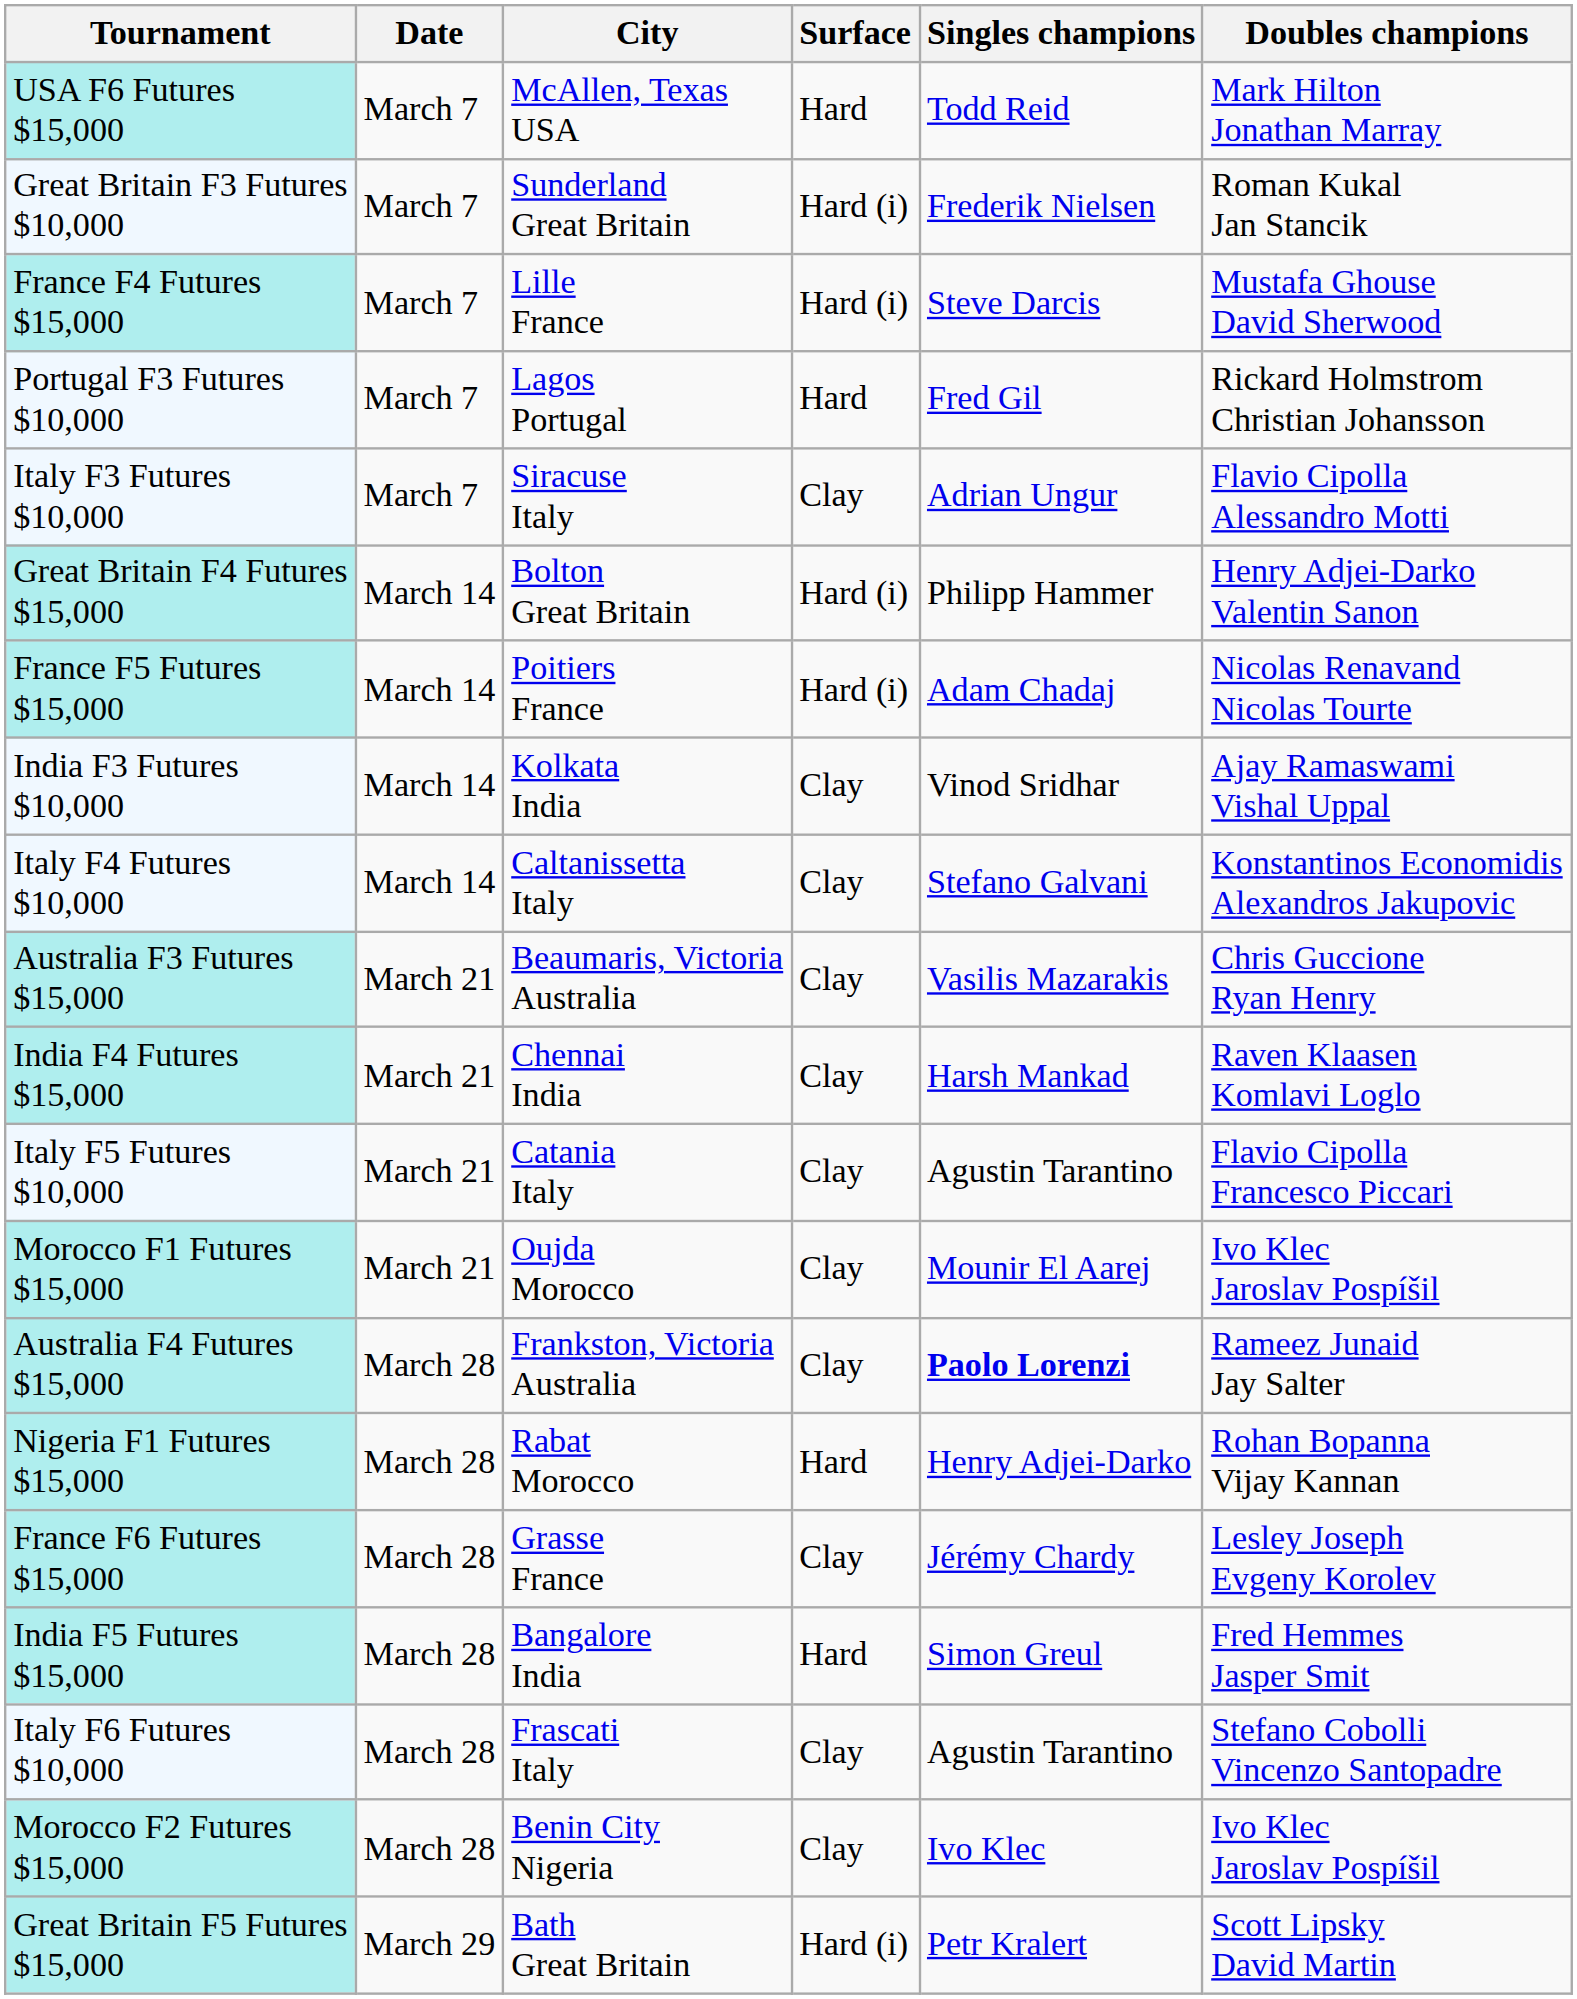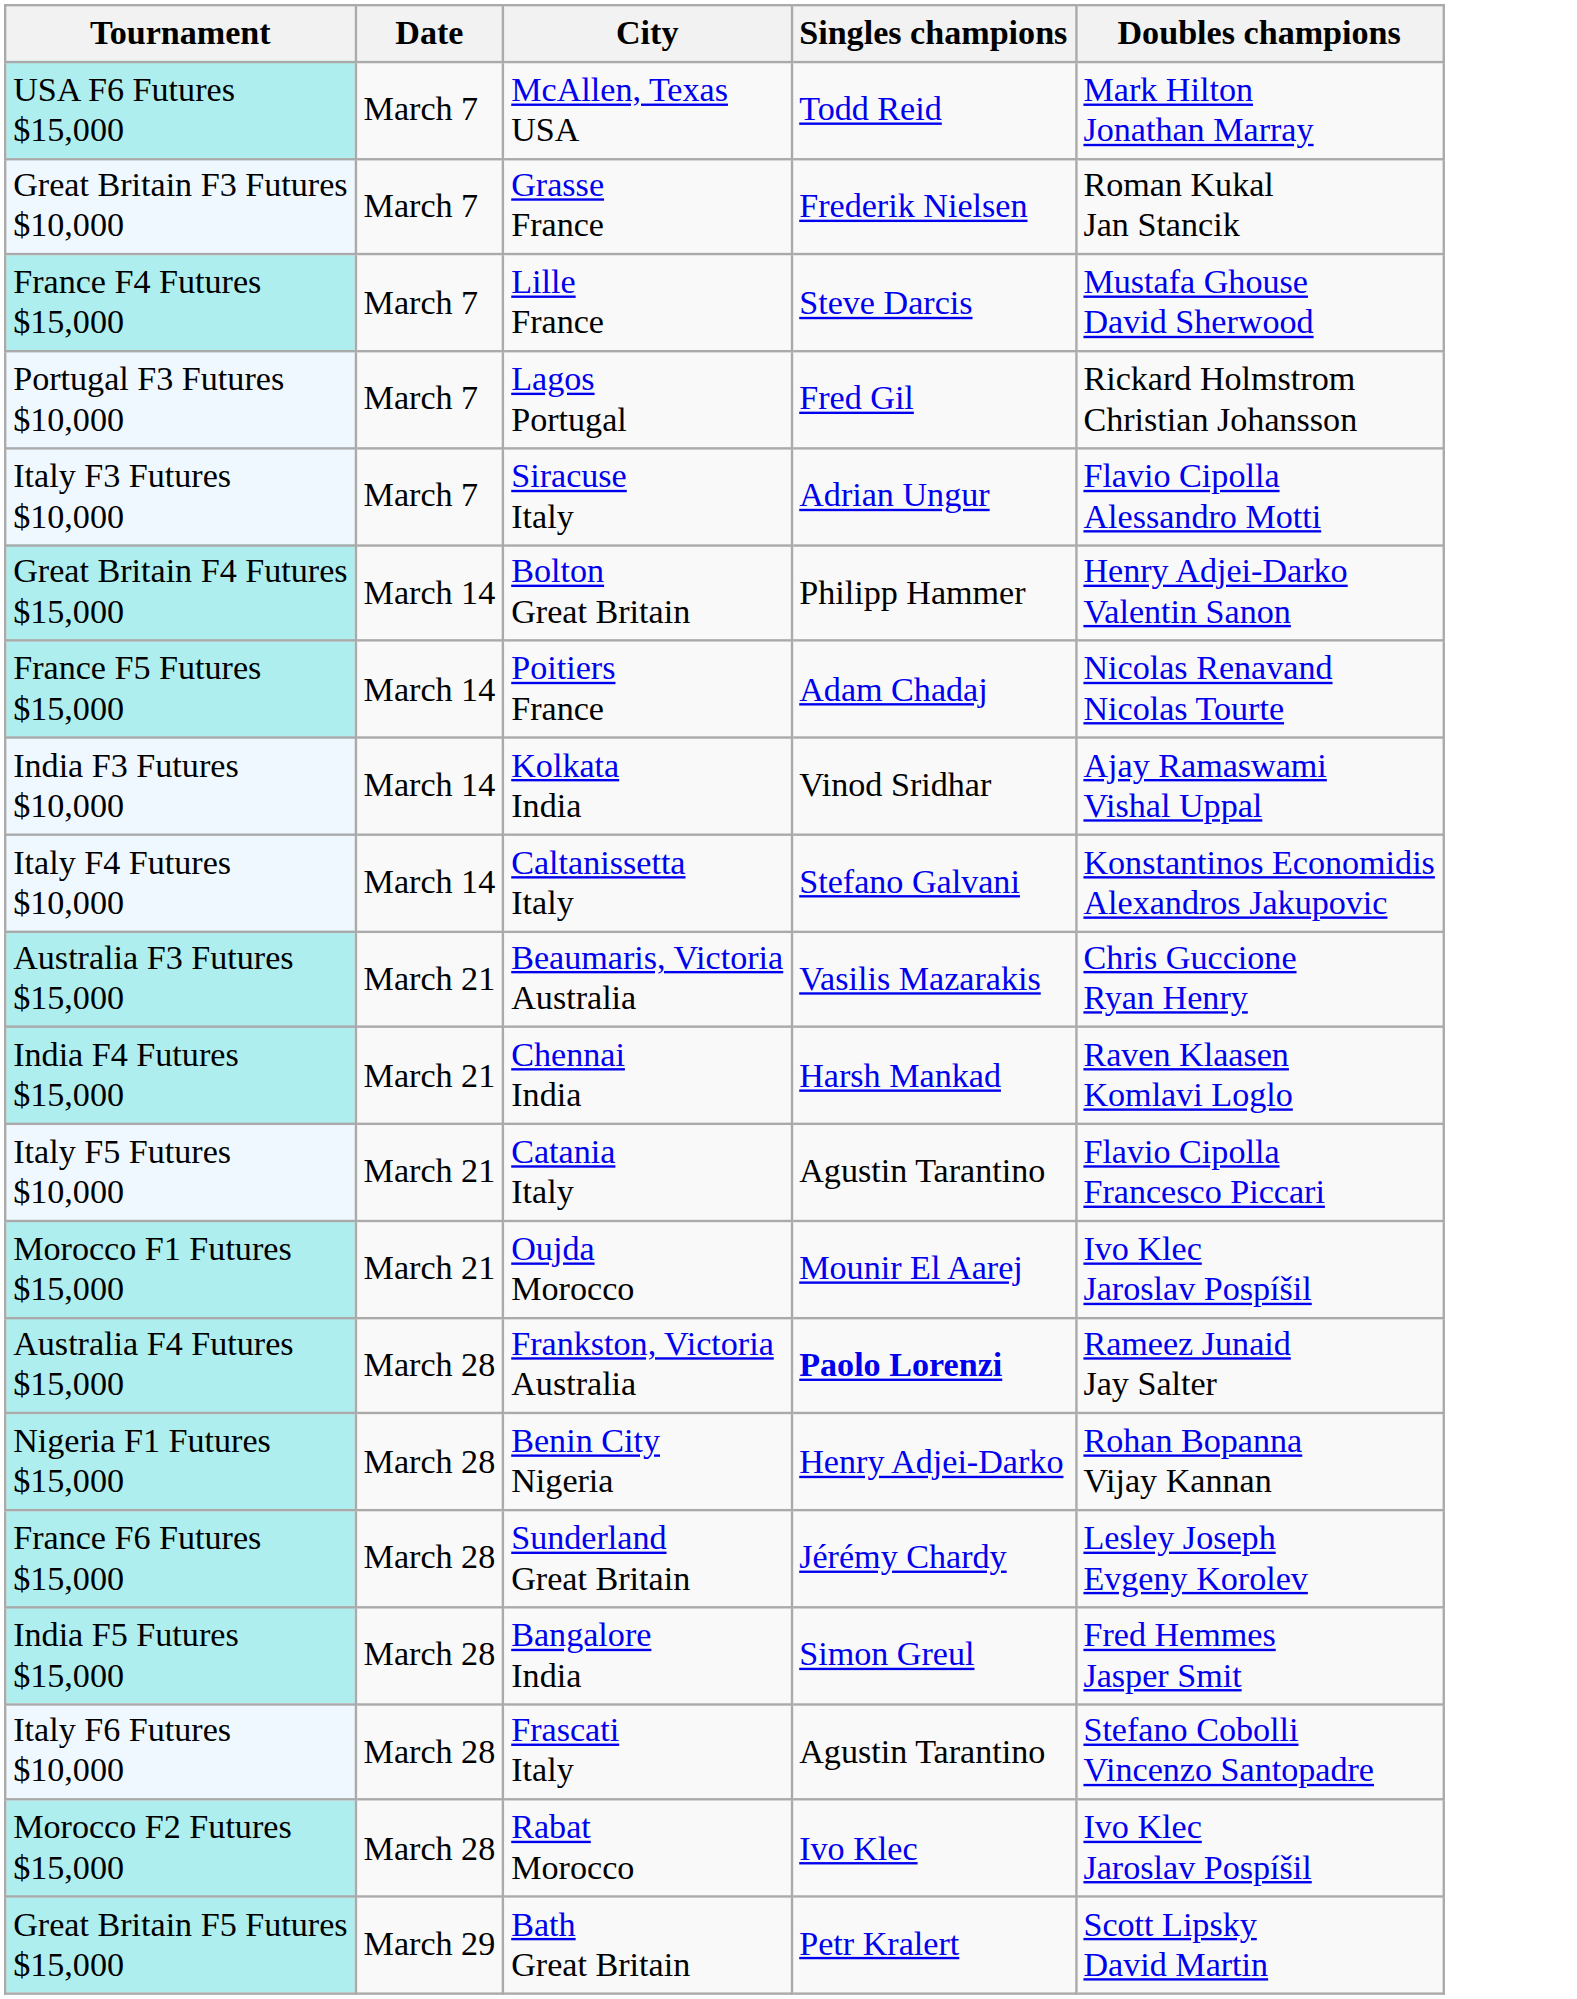- column: (855, 33)
(601, 206) Sunderland Great Britain -> (558, 206) Grasse France
(573, 1461) Rabat Morocco -> (586, 1461) Benin City Nigeria
(558, 1558) Grasse France -> (601, 1558) Sunderland Great Britain
(586, 1847) Benin City Nigeria -> (573, 1847) Rabat Morocco
